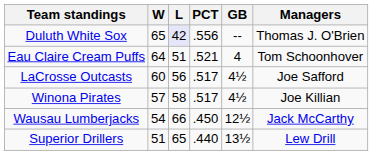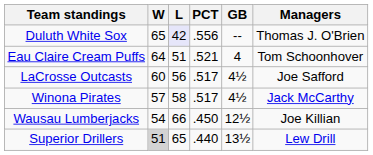(310, 98) Joe Killian -> (310, 98) Jack McCarthy
(310, 118) Jack McCarthy -> (310, 118) Joe Killian
(158, 139) no background -> (158, 139) lightgrey background
